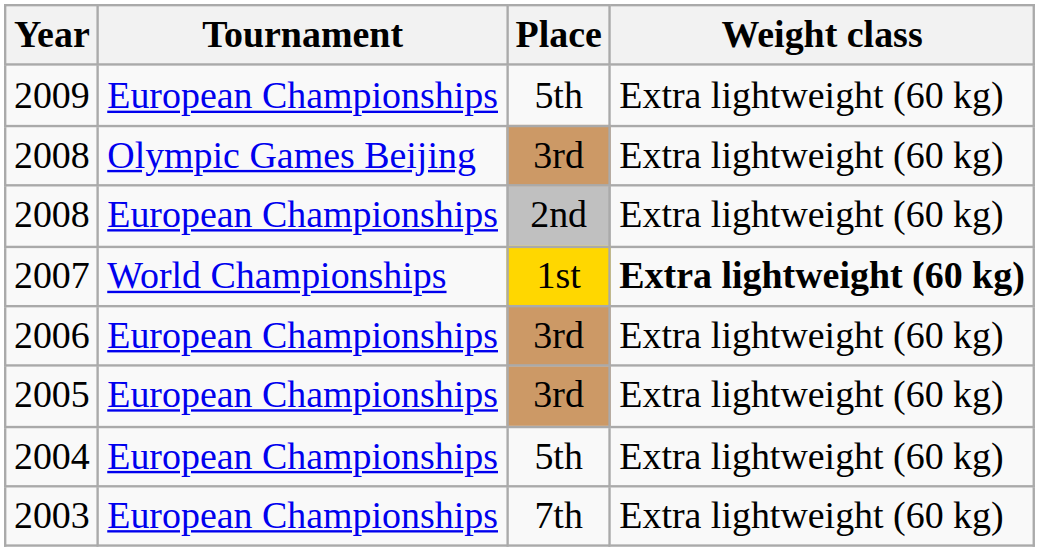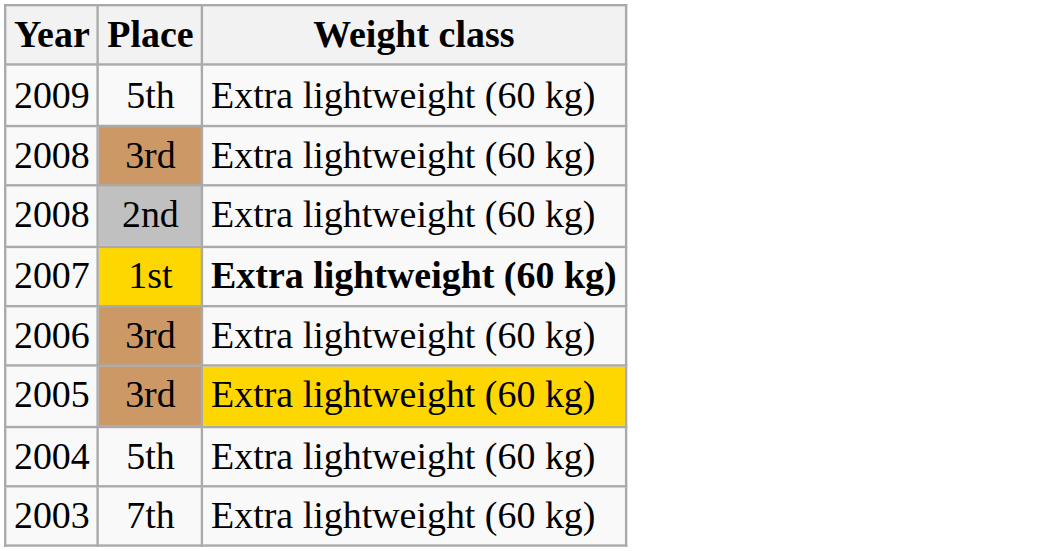- column: (303, 34)
(811, 395) no background -> (403, 395) gold background
